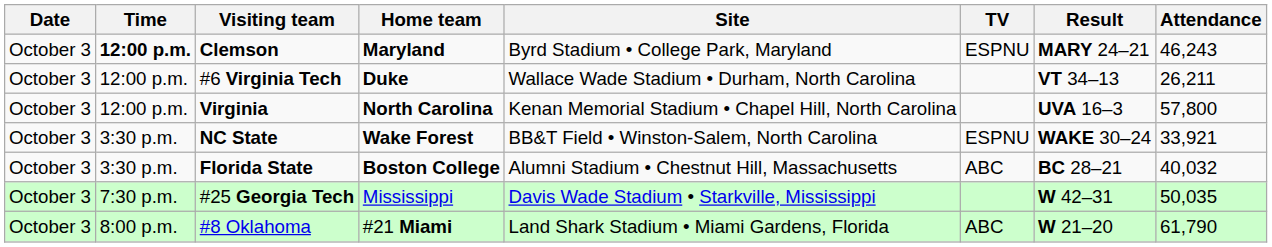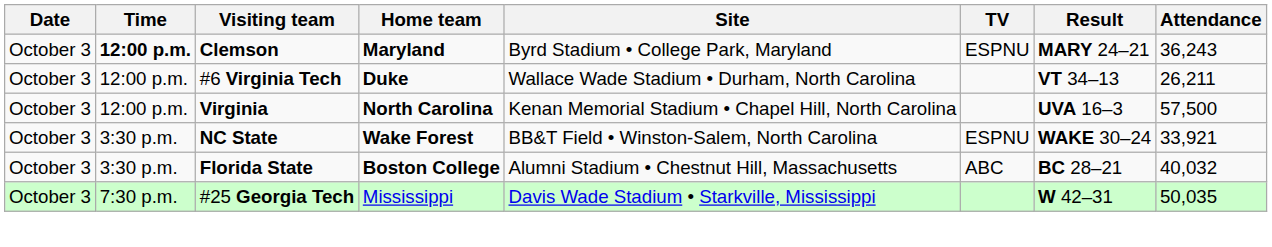(1188, 49) 46,243 -> (1188, 49) 36,243
(1188, 108) 57,800 -> (1188, 108) 57,500
- row: (255, 227)
